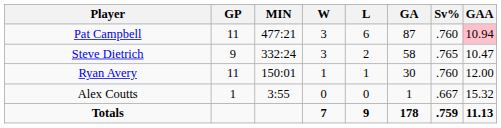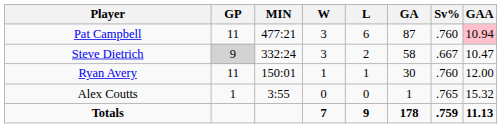(233, 53) no background -> (233, 53) lightgrey background
(447, 53) .765 -> (447, 53) .667
(447, 93) .667 -> (447, 93) .765
